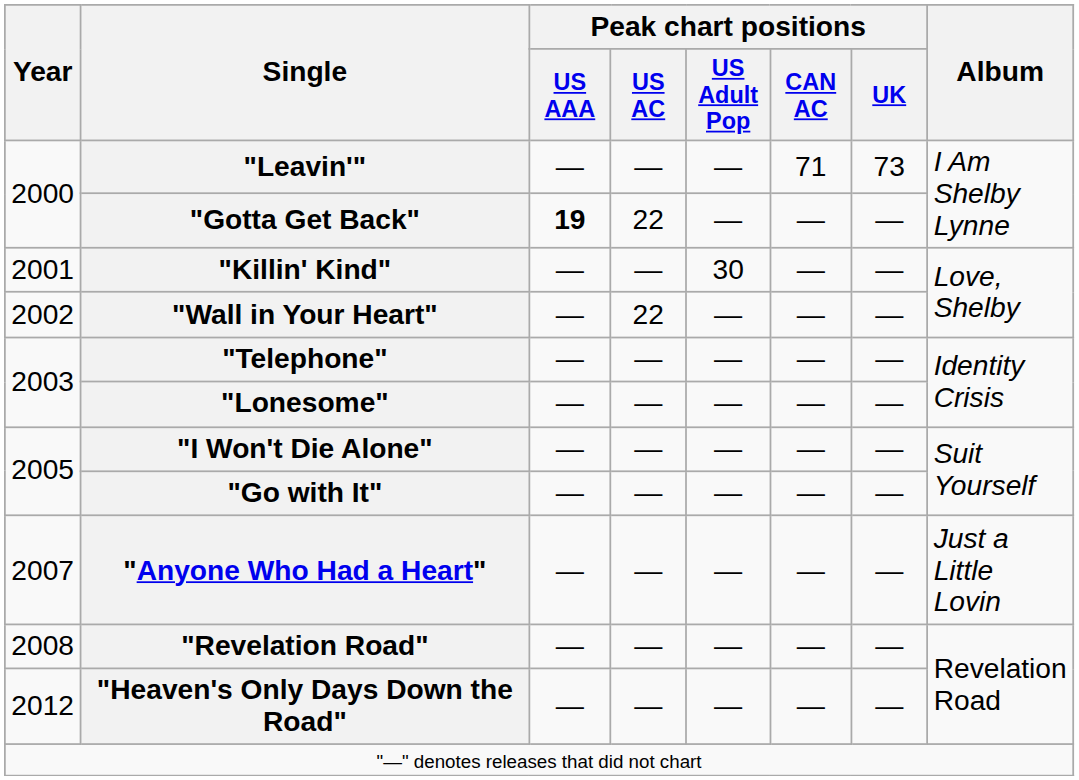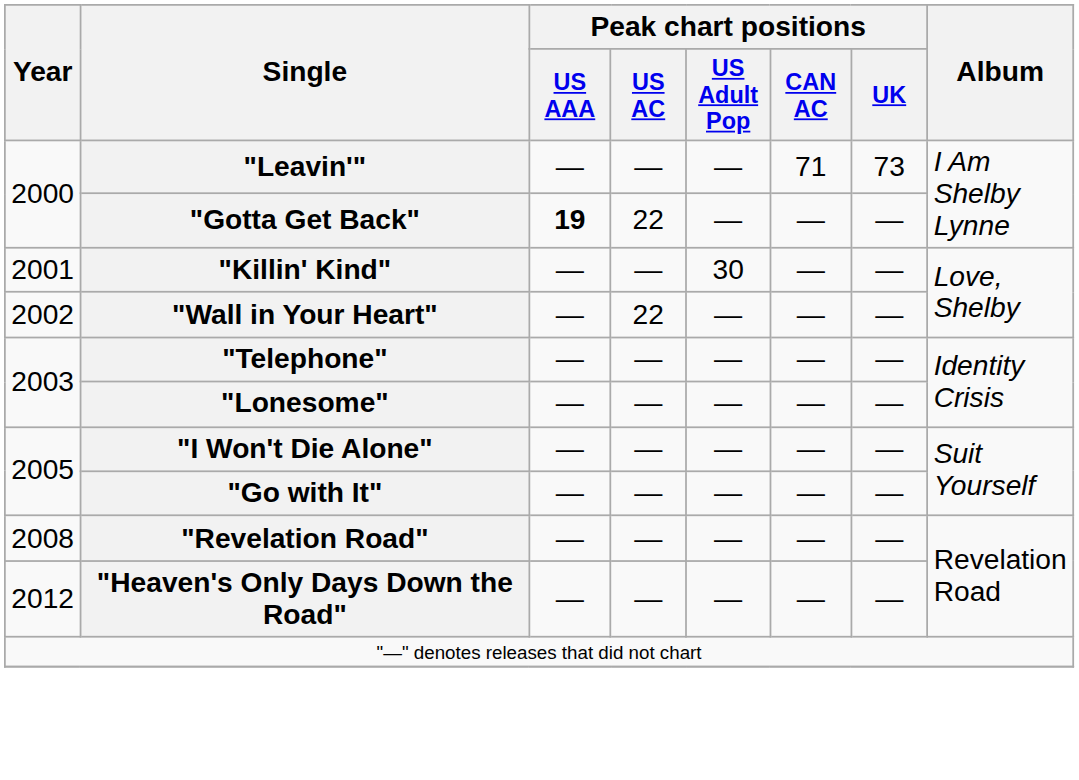- row: (305, 569)
